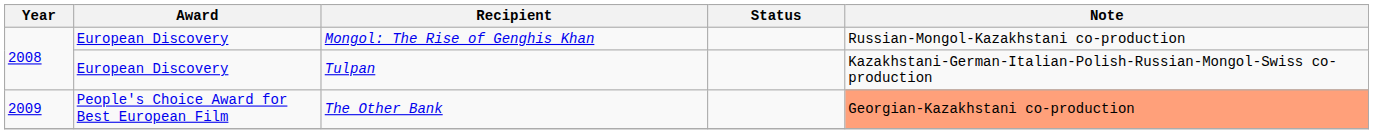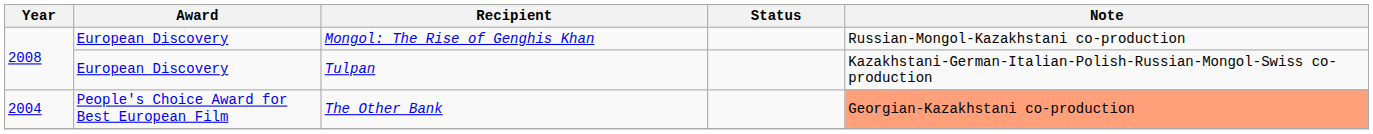(25, 109) 2009 -> (25, 109) 2004
